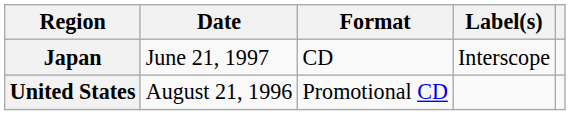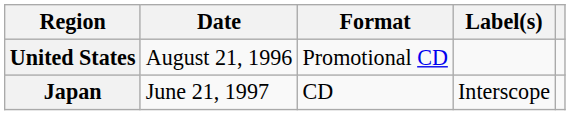rows swapped: (73, 92) <-> (73, 57)
